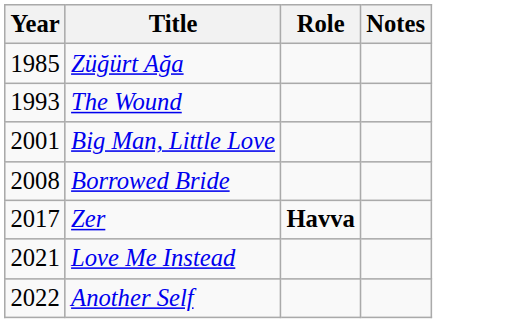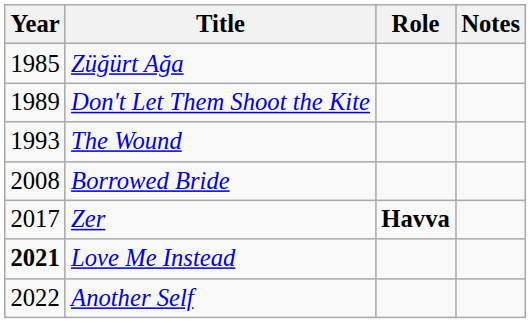+ row: (221, 102)
- row: (173, 141)
(35, 258) normal -> (35, 258) bold
